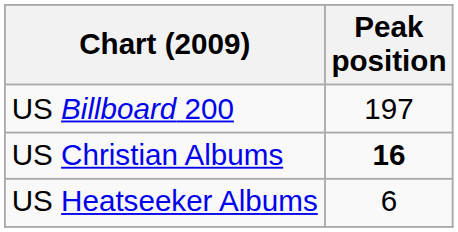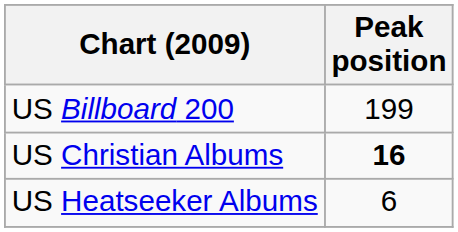(389, 108) 197 -> (389, 108) 199
